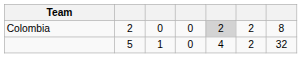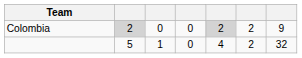(130, 28) no background -> (130, 28) lightgrey background
(281, 28) 8 -> (281, 28) 9
